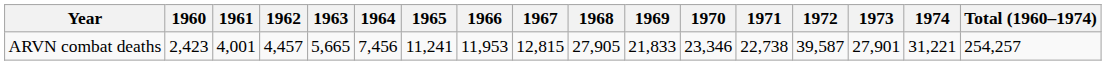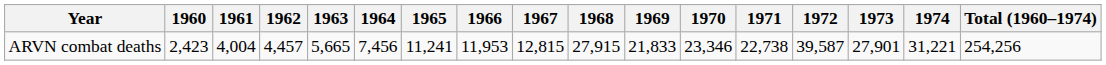(236, 45) 4,001 -> (236, 45) 4,004
(596, 45) 27,905 -> (596, 45) 27,915
(993, 45) 254,257 -> (993, 45) 254,256
